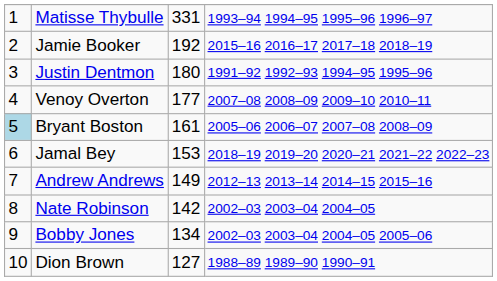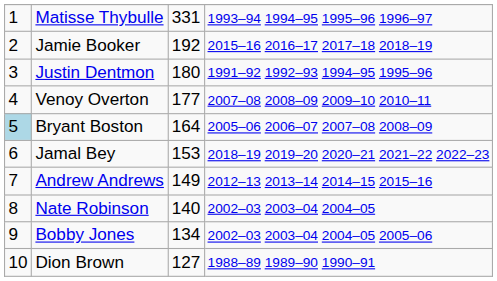(186, 126) 161 -> (186, 126) 164
(186, 208) 142 -> (186, 208) 140
